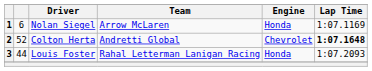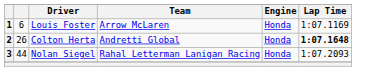(63, 26) Nolan Siegel -> (63, 26) Louis Foster
(21, 41) 52 -> (21, 41) 26
(288, 41) Chevrolet -> (278, 41) Honda
(63, 55) Louis Foster -> (63, 55) Nolan Siegel
